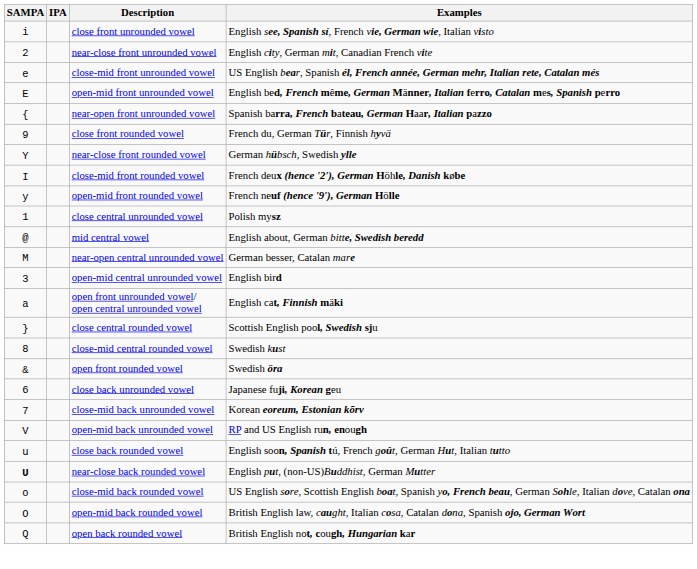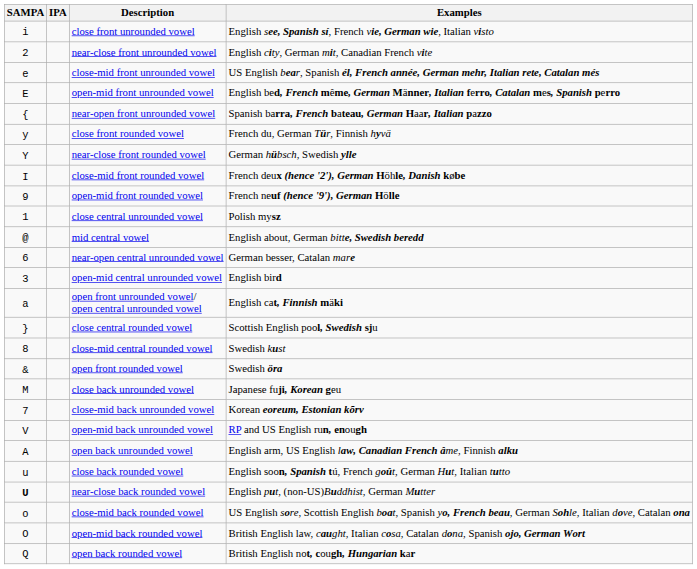(25, 136) 9 -> (25, 136) y
(25, 197) y -> (25, 197) 9
(25, 259) M -> (25, 259) 6
(25, 391) 6 -> (25, 391) M
+ row: (132, 451)
